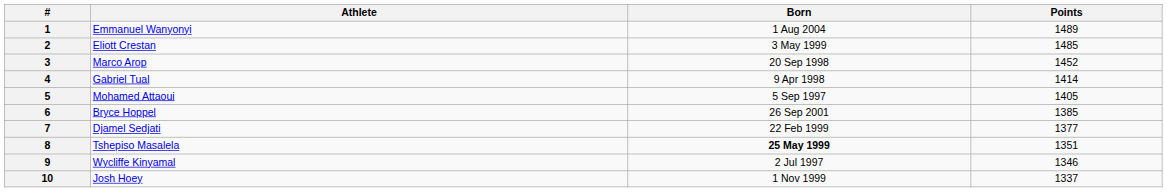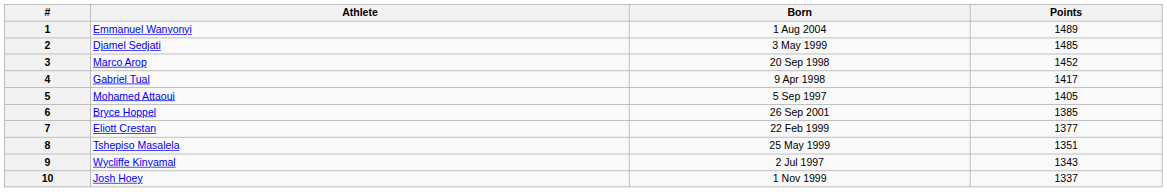(124, 46) Eliott Crestan -> (127, 46) Djamel Sedjati
(1066, 79) 1414 -> (1066, 79) 1417
(127, 129) Djamel Sedjati -> (125, 129) Eliott Crestan
(799, 146) bold -> (800, 146) normal
(1066, 163) 1346 -> (1066, 163) 1343
